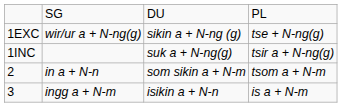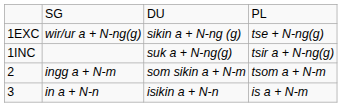(72, 72) in a + N-n -> (81, 72) ingg a + N-m
(81, 92) ingg a + N-m -> (72, 92) in a + N-n
